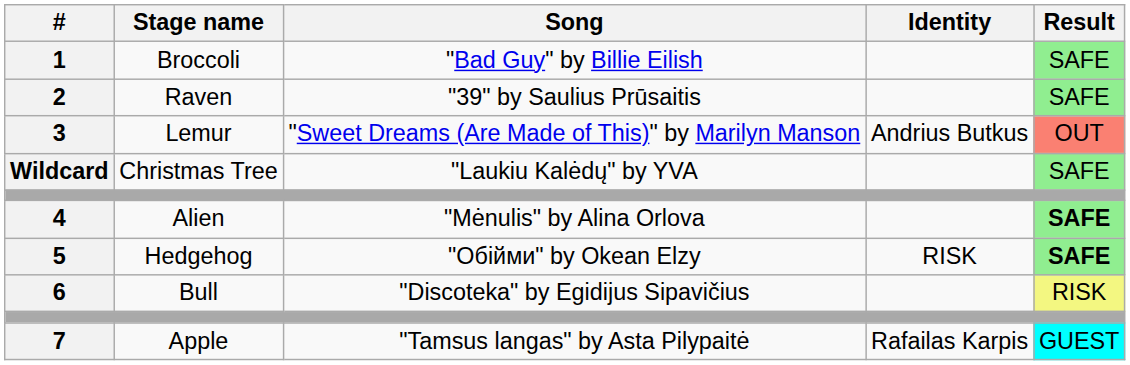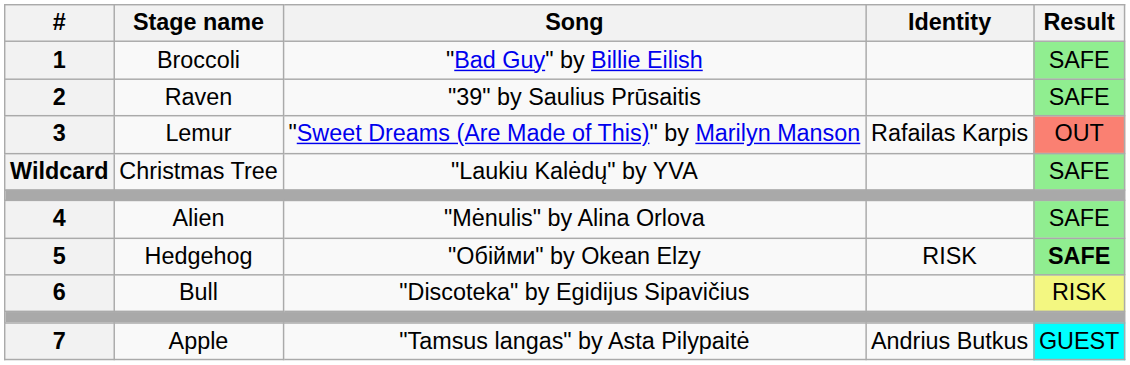(950, 134) Andrius Butkus -> (950, 134) Rafailas Karpis
(1079, 219) bold -> (1079, 219) normal
(950, 340) Rafailas Karpis -> (950, 340) Andrius Butkus
